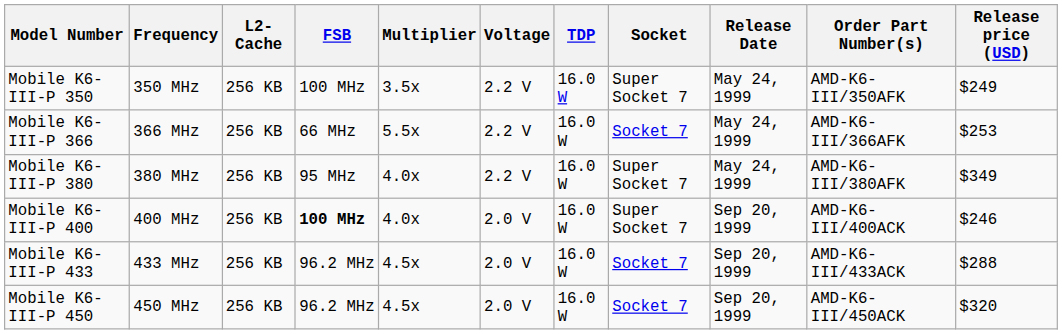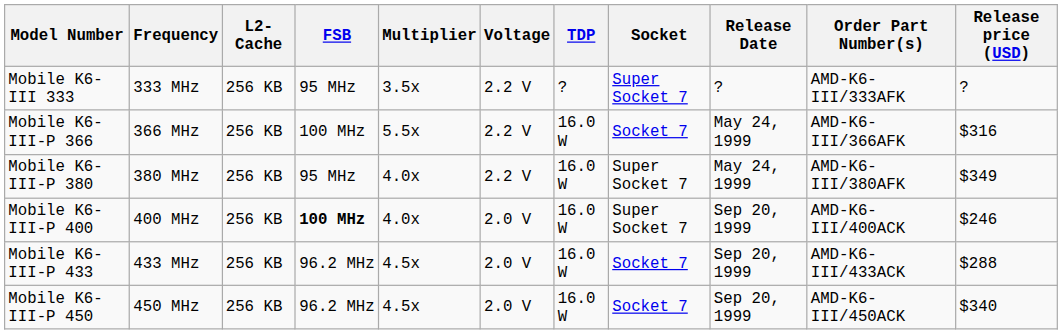+ row: (56, 88)
- row: (56, 88)
(328, 132) 66 MHz -> (332, 132) 100 MHz
(978, 132) $253 -> (978, 132) $316
(978, 307) $320 -> (978, 307) $340
